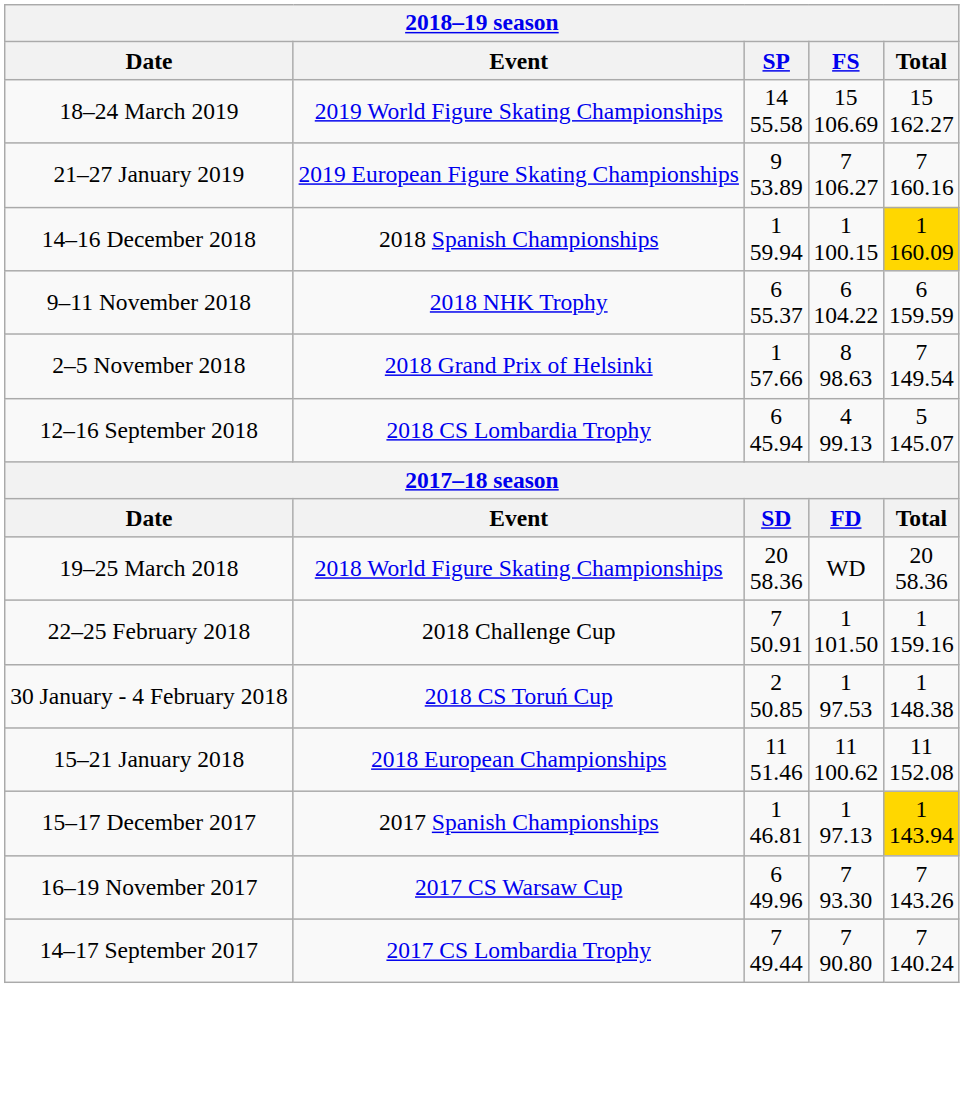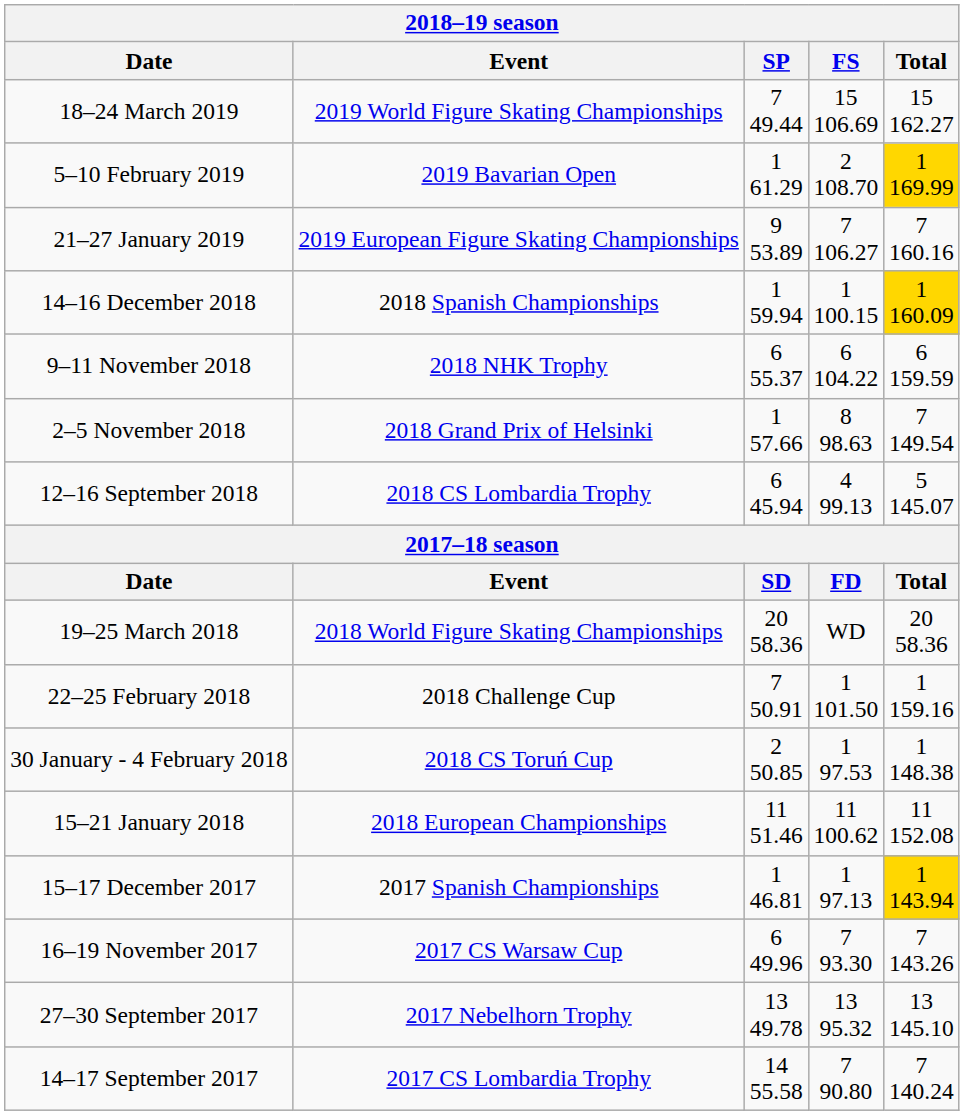(776, 110) 14 55.58 -> (776, 110) 7 49.44
+ row: (149, 174)
+ row: (149, 1014)
(776, 950) 7 49.44 -> (776, 1078) 14 55.58
